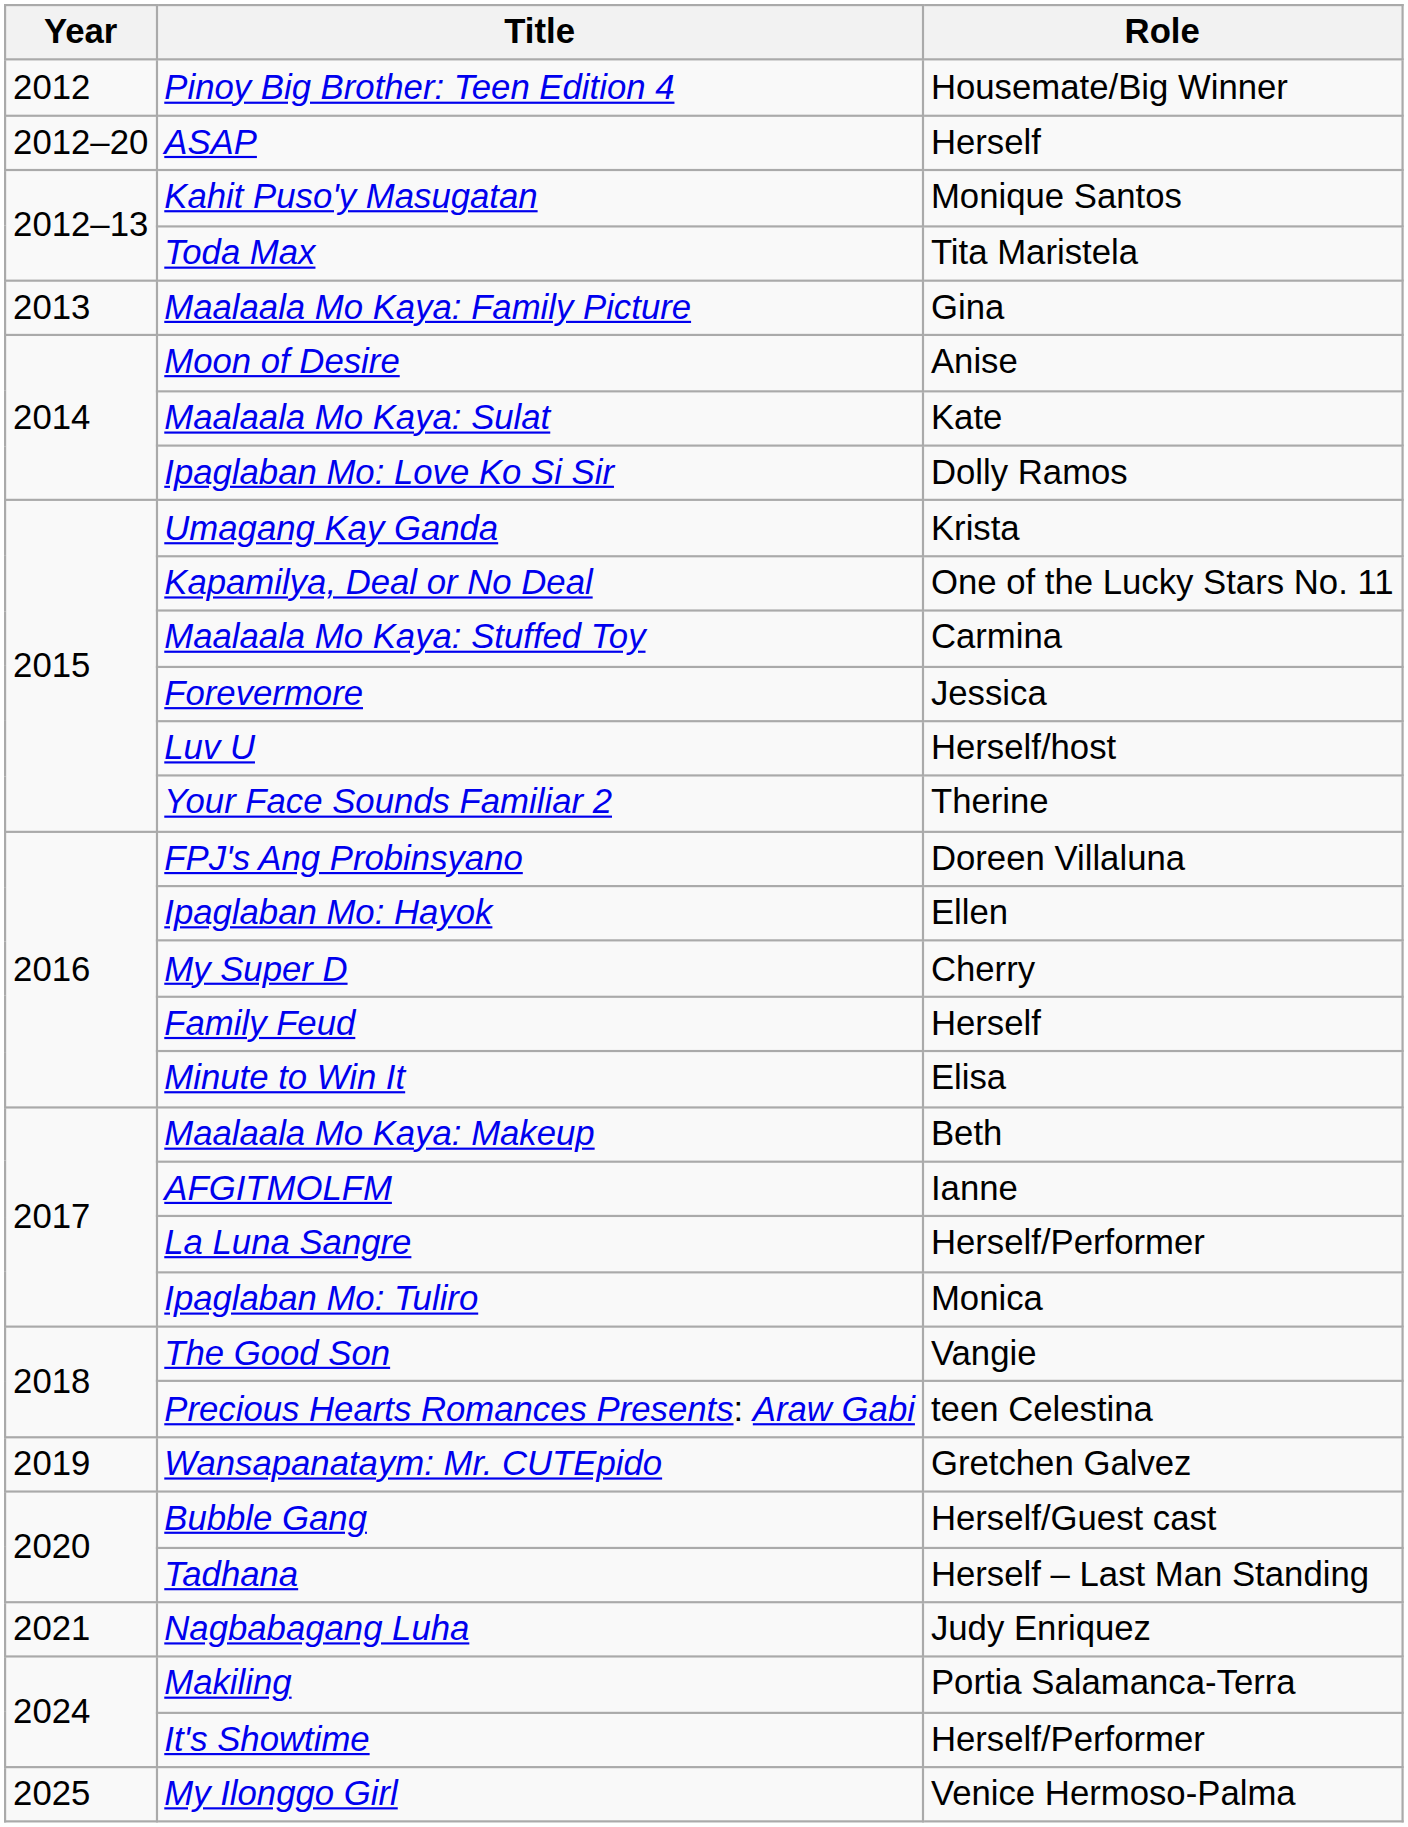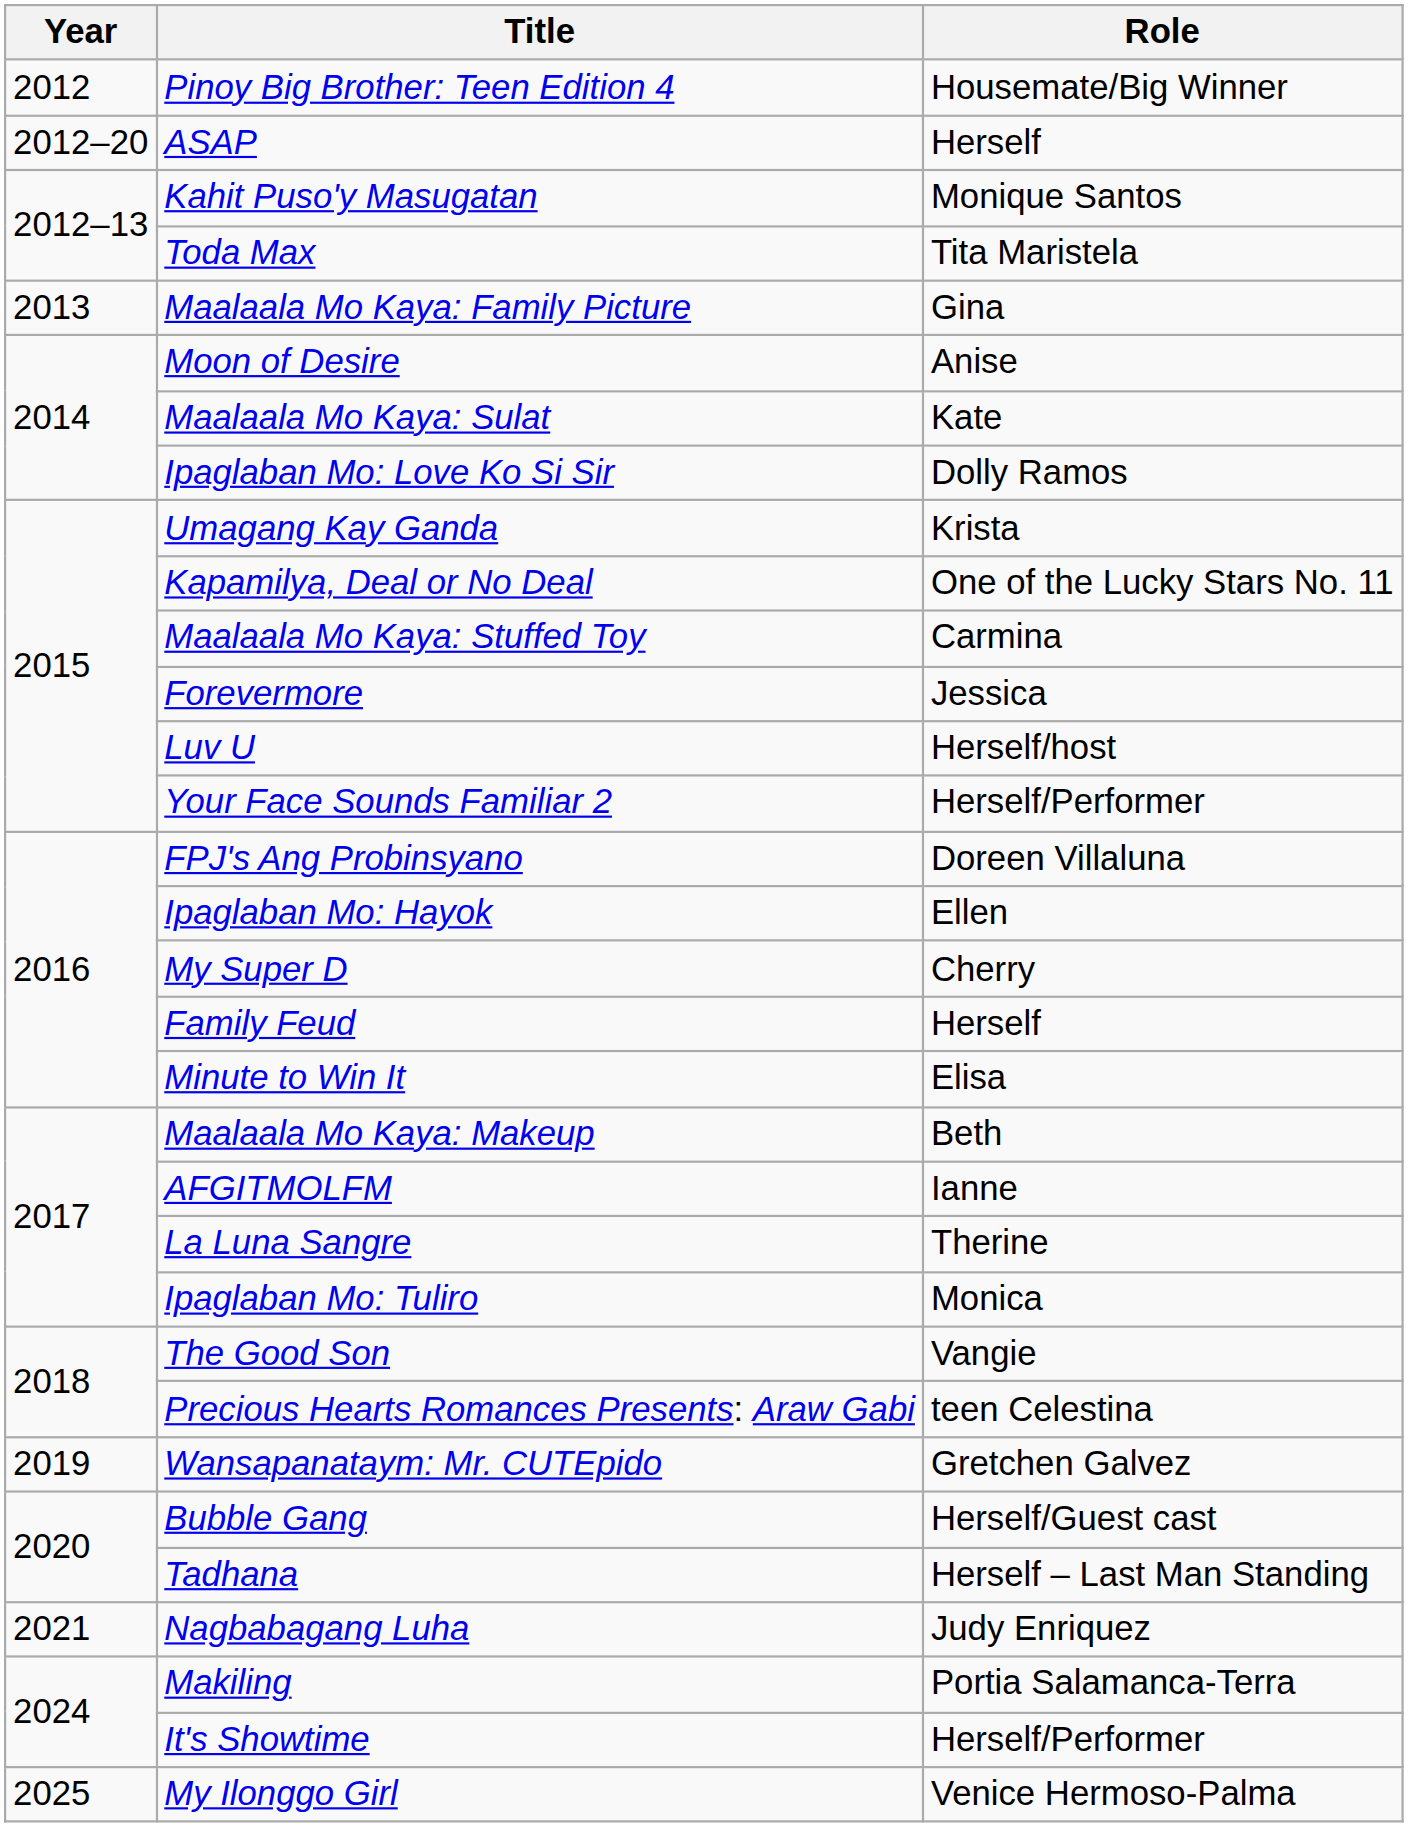(990, 802) Therine -> (1068, 802) Herself/Performer
(1068, 1243) Herself/Performer -> (990, 1243) Therine
